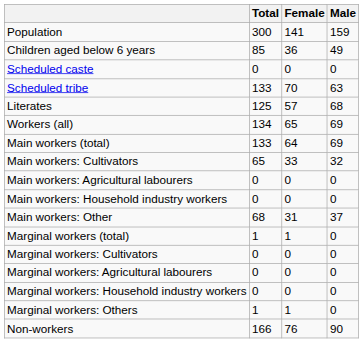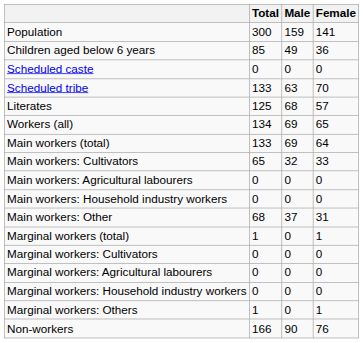columns swapped: (343, 13) <-> (305, 13)
